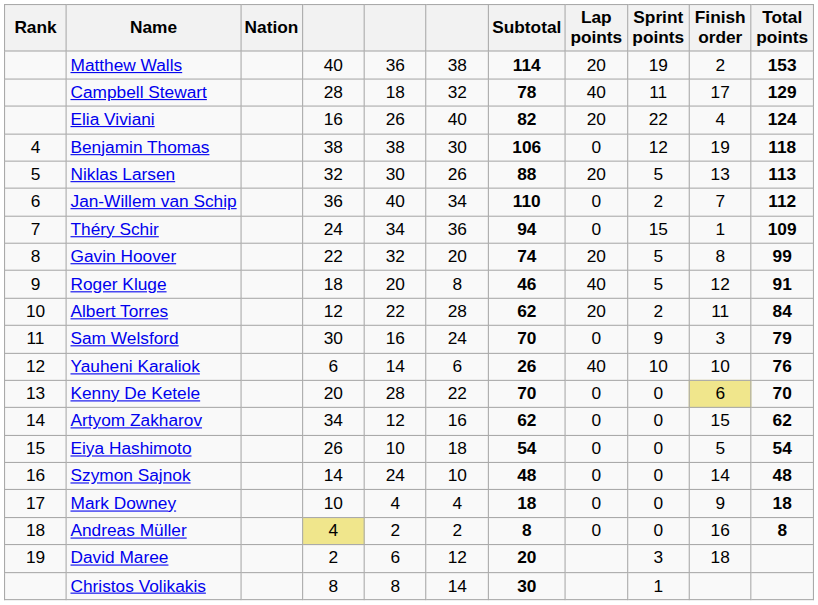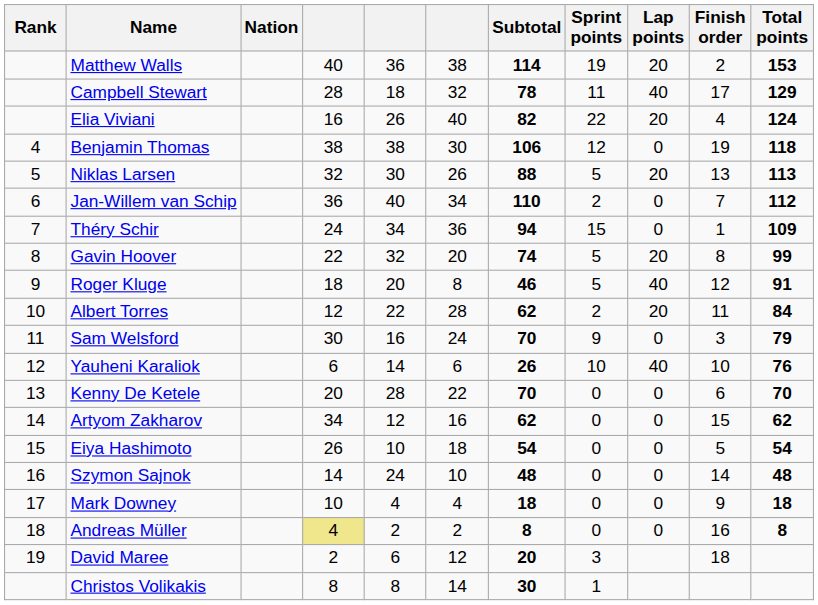columns swapped: (658, 27) <-> (596, 27)
(720, 393) khaki background -> (720, 393) no background
